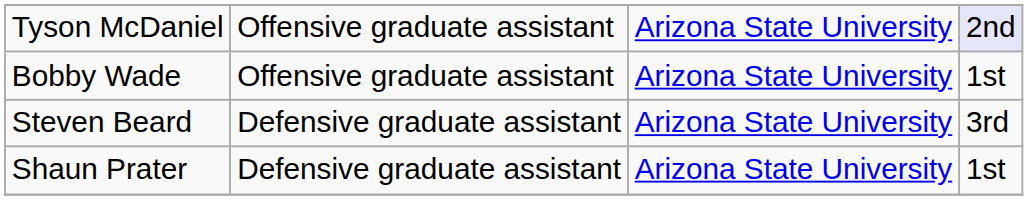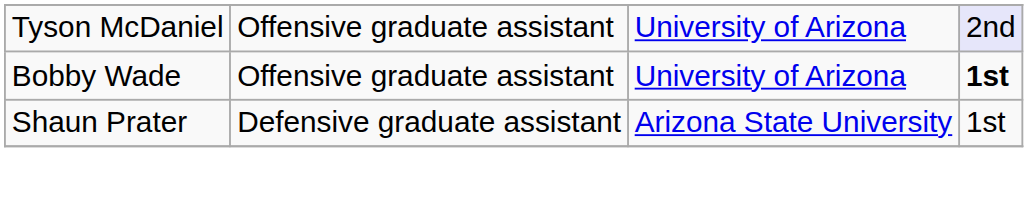(793, 28) Arizona State University -> (770, 28) University of Arizona
(793, 75) Arizona State University -> (770, 75) University of Arizona
(986, 75) normal -> (987, 75) bold
- row: (102, 122)
